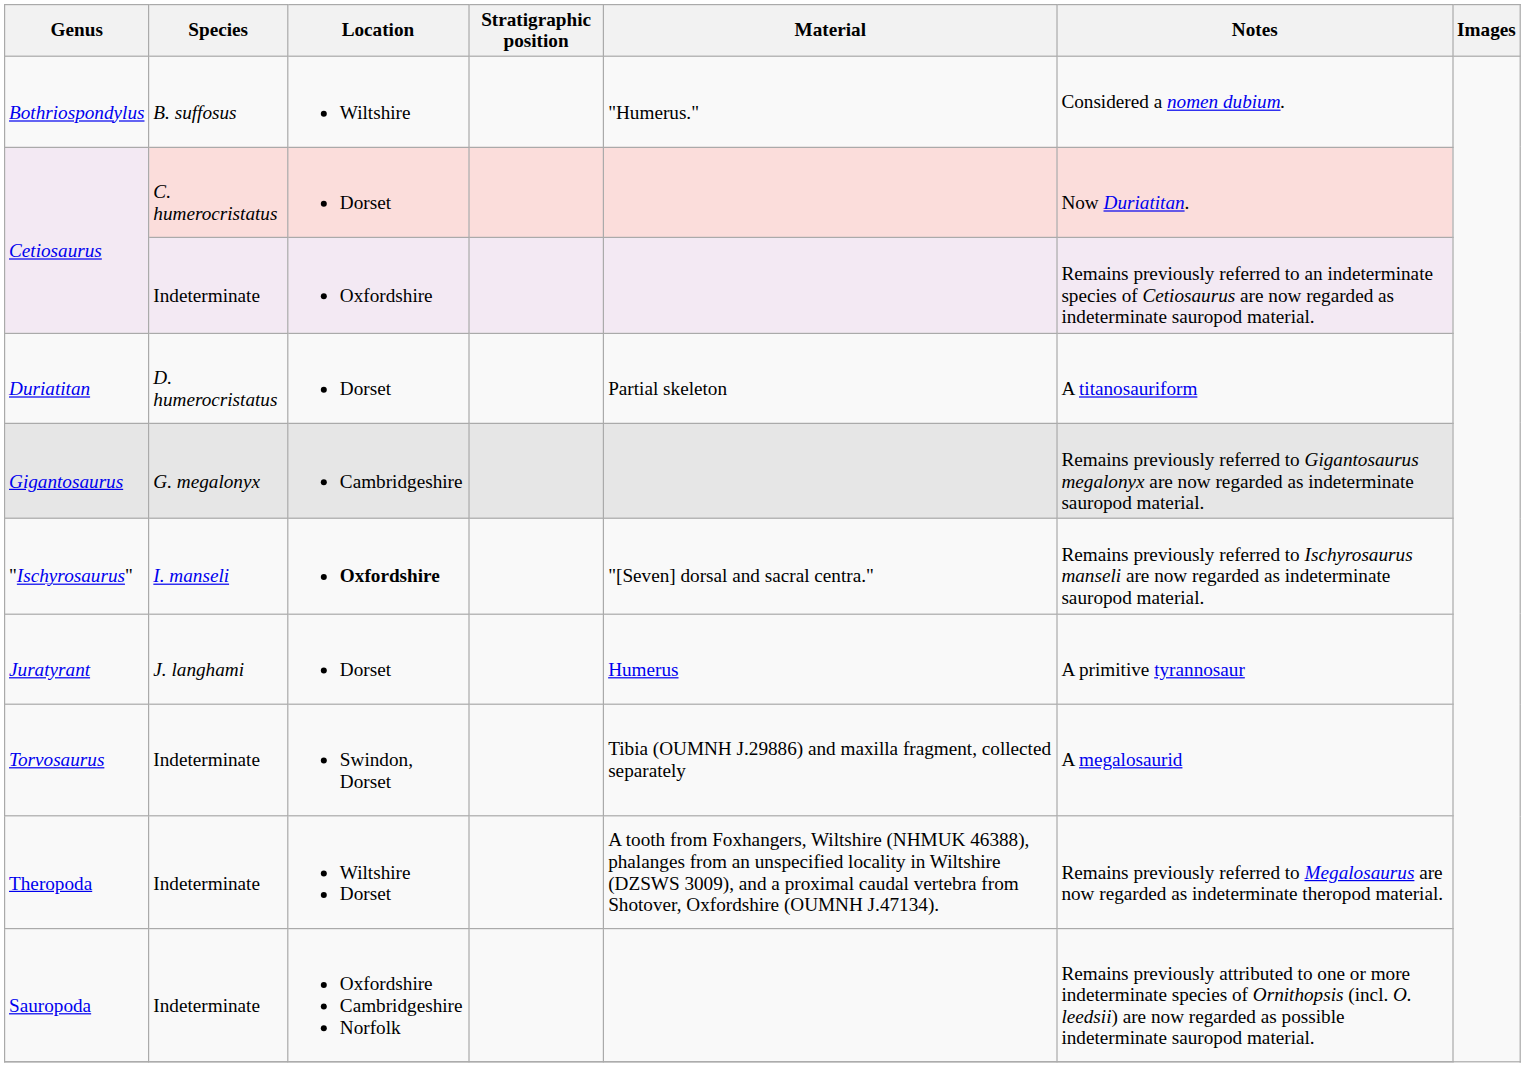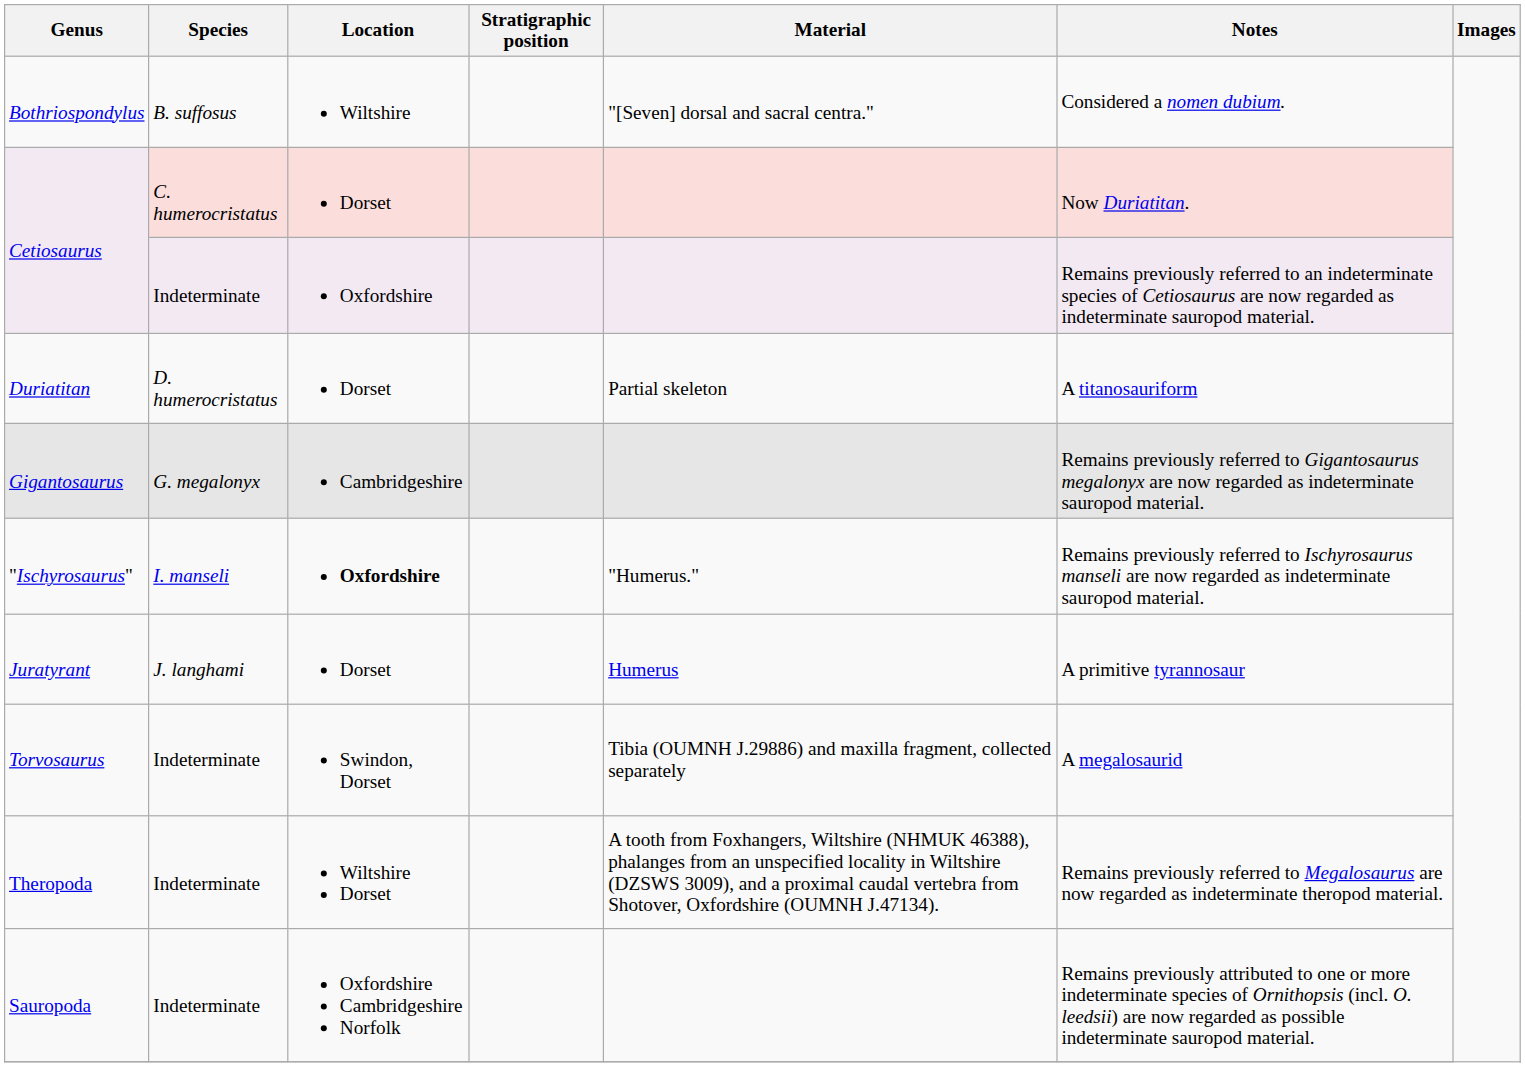(654, 112) "Humerus." -> (741, 112) "[Seven] dorsal and sacral centra."
(741, 576) "[Seven] dorsal and sacral centra." -> (654, 576) "Humerus."
